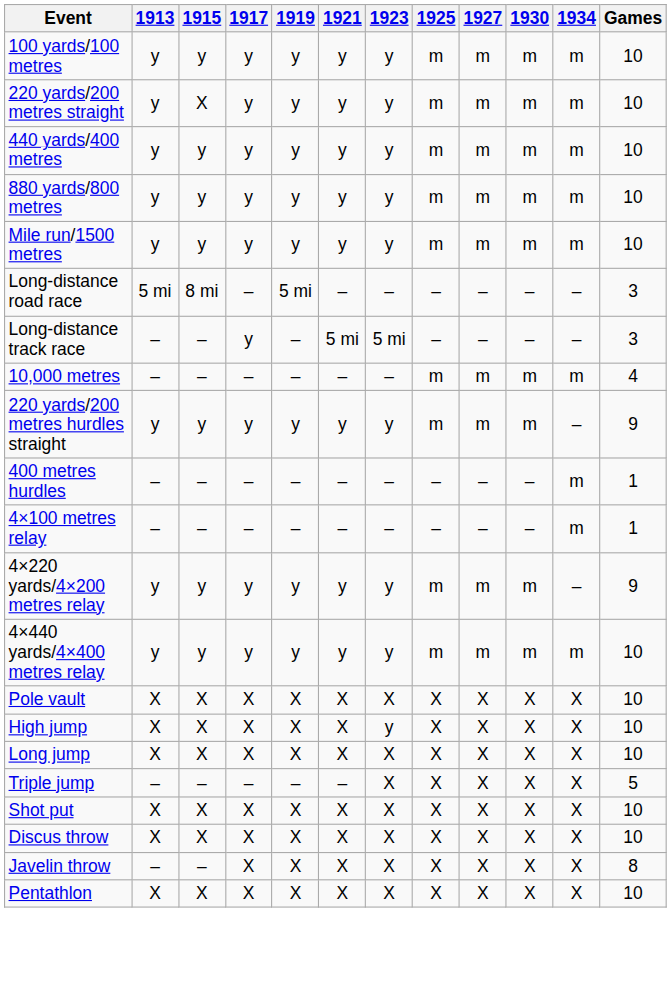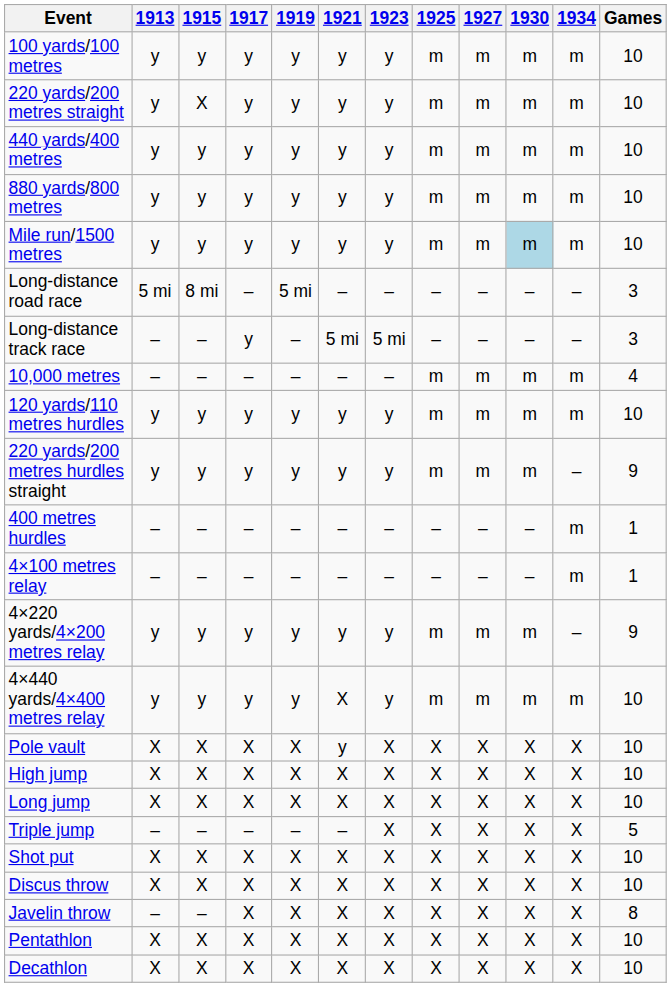(530, 244) no background -> (530, 244) lightblue background
+ row: (66, 414)
(342, 652) y -> (342, 699) X
(342, 699) X -> (342, 747) y
(389, 727) y -> (389, 774) X
+ row: (48, 968)
